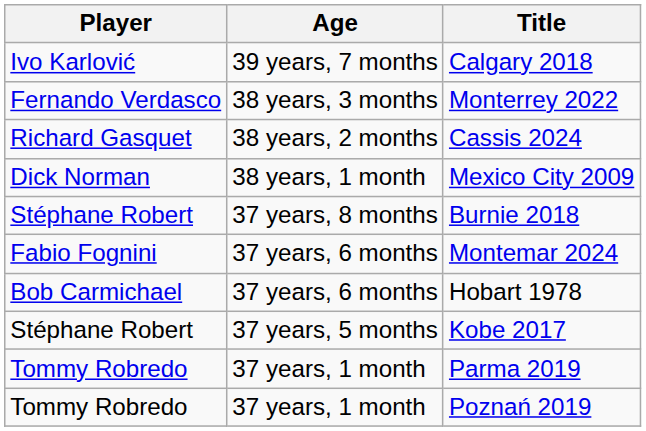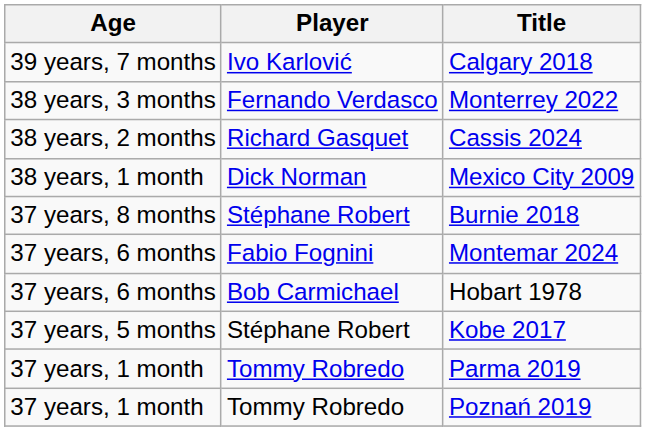columns swapped: (116, 23) <-> (335, 23)
